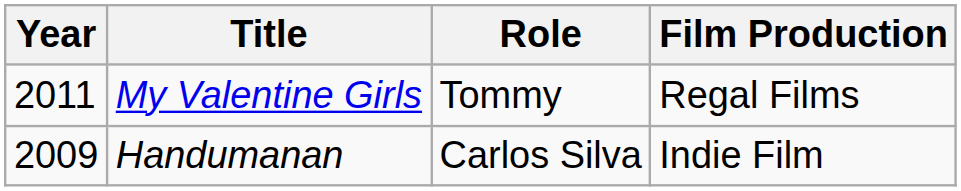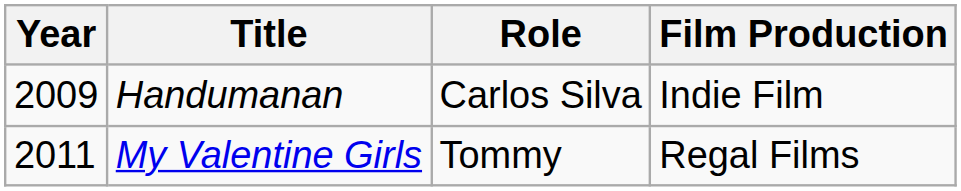rows swapped: (230, 154) <-> (269, 94)
